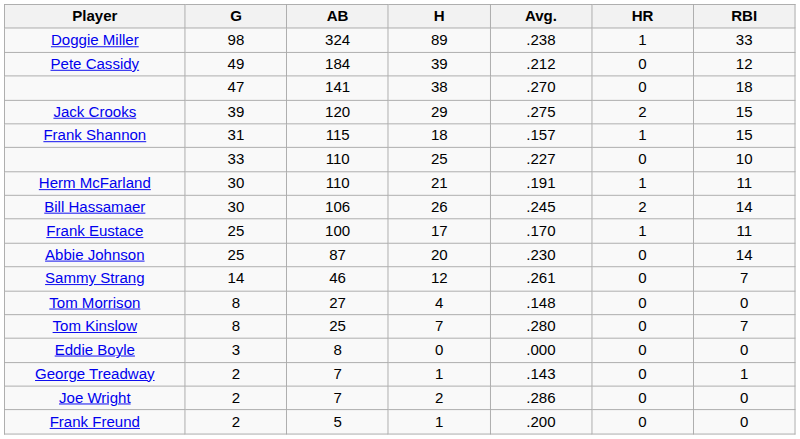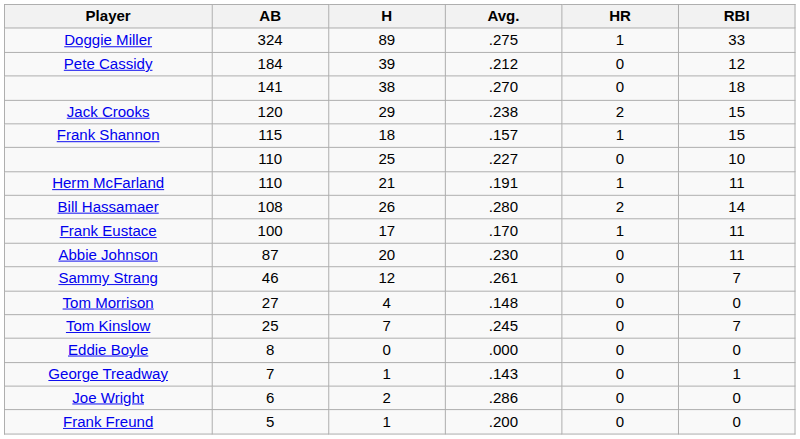- column: (236, 16)
(541, 40) .238 -> (503, 40) .275
(541, 111) .275 -> (503, 111) .238
(338, 207) 106 -> (270, 207) 108
(541, 207) .245 -> (503, 207) .280
(744, 254) 14 -> (737, 254) 11
(541, 326) .280 -> (503, 326) .245
(338, 398) 7 -> (270, 398) 6
